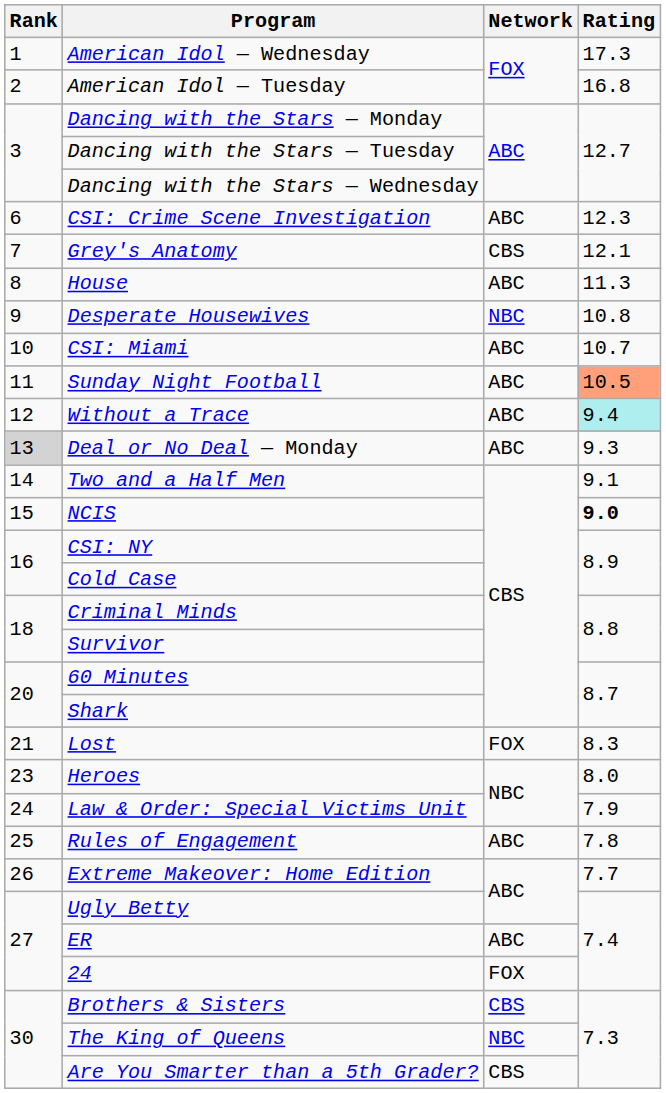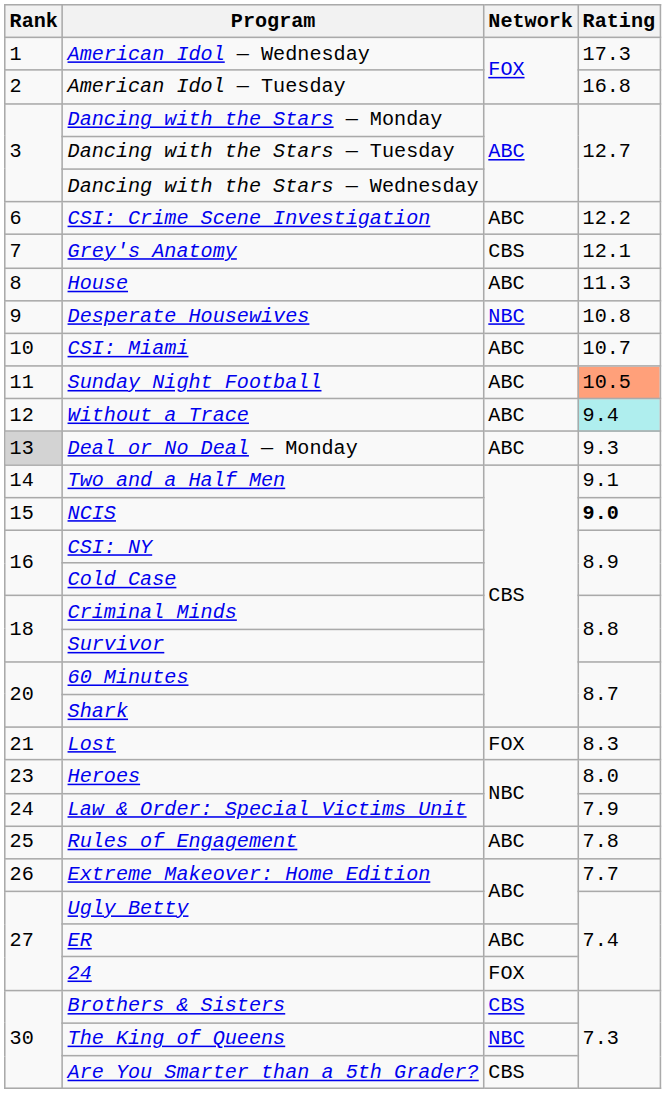(607, 218) 12.3 -> (607, 218) 12.2
